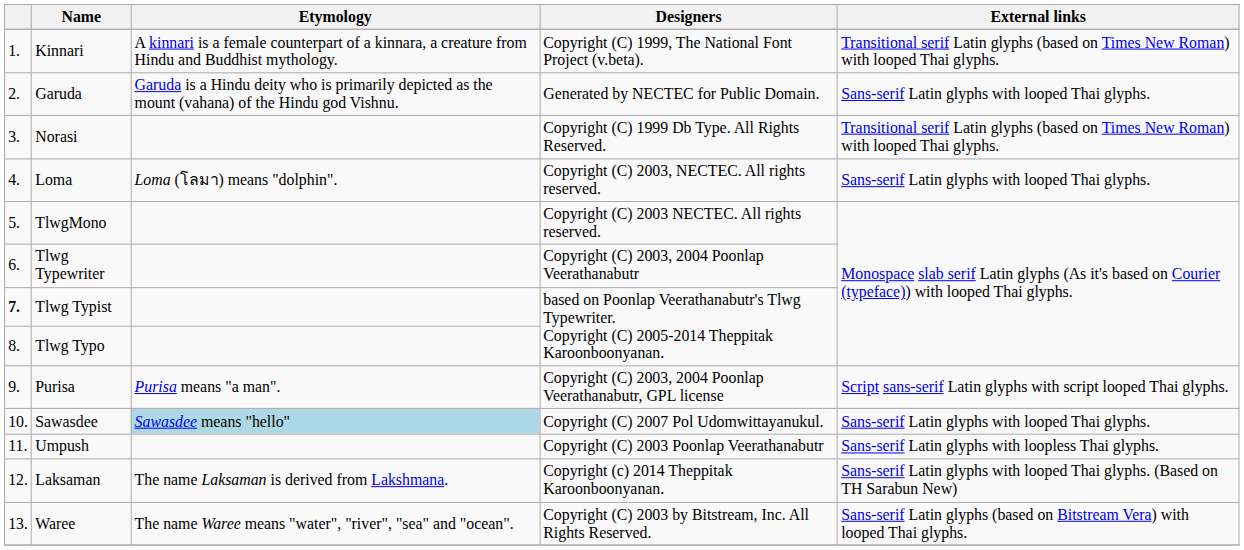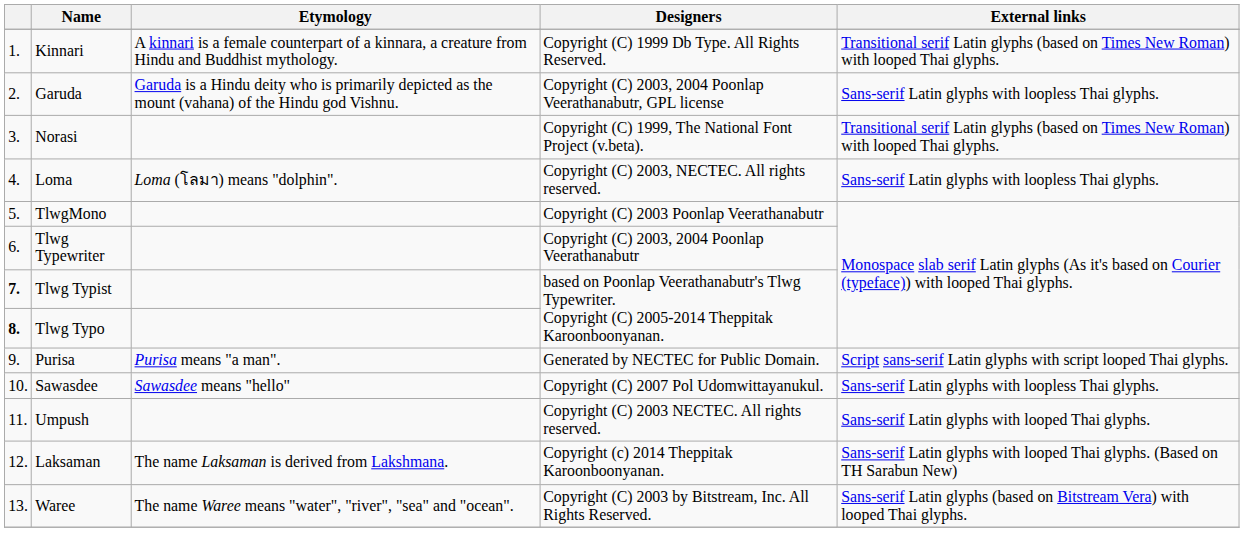(668, 51) Copyright (C) 1999, The National Font Project (v.beta). -> (671, 51) Copyright (C) 1999 Db Type. All Rights Reserved.
(681, 94) Generated by NECTEC for Public Domain. -> (653, 94) Copyright (C) 2003, 2004 Poonlap Veerathanabutr, GPL license
(996, 94) Sans-serif Latin glyphs with looped Thai glyphs. -> (1000, 94) Sans-serif Latin glyphs with loopless Thai glyphs.
(671, 136) Copyright (C) 1999 Db Type. All Rights Reserved. -> (668, 136) Copyright (C) 1999, The National Font Project (v.beta).
(996, 179) Sans-serif Latin glyphs with looped Thai glyphs. -> (1000, 179) Sans-serif Latin glyphs with loopless Thai glyphs.
(672, 222) Copyright (C) 2003 NECTEC. All rights reserved. -> (683, 213) Copyright (C) 2003 Poonlap Veerathanabutr
(14, 346) normal -> (14, 328) bold
(653, 387) Copyright (C) 2003, 2004 Poonlap Veerathanabutr, GPL license -> (681, 360) Generated by NECTEC for Public Domain.
(212, 421) lightblue background -> (212, 385) no background
(996, 421) Sans-serif Latin glyphs with looped Thai glyphs. -> (1000, 385) Sans-serif Latin glyphs with loopless Thai glyphs.
(683, 446) Copyright (C) 2003 Poonlap Veerathanabutr -> (672, 419) Copyright (C) 2003 NECTEC. All rights reserved.
(1000, 446) Sans-serif Latin glyphs with loopless Thai glyphs. -> (996, 419) Sans-serif Latin glyphs with looped Thai glyphs.
